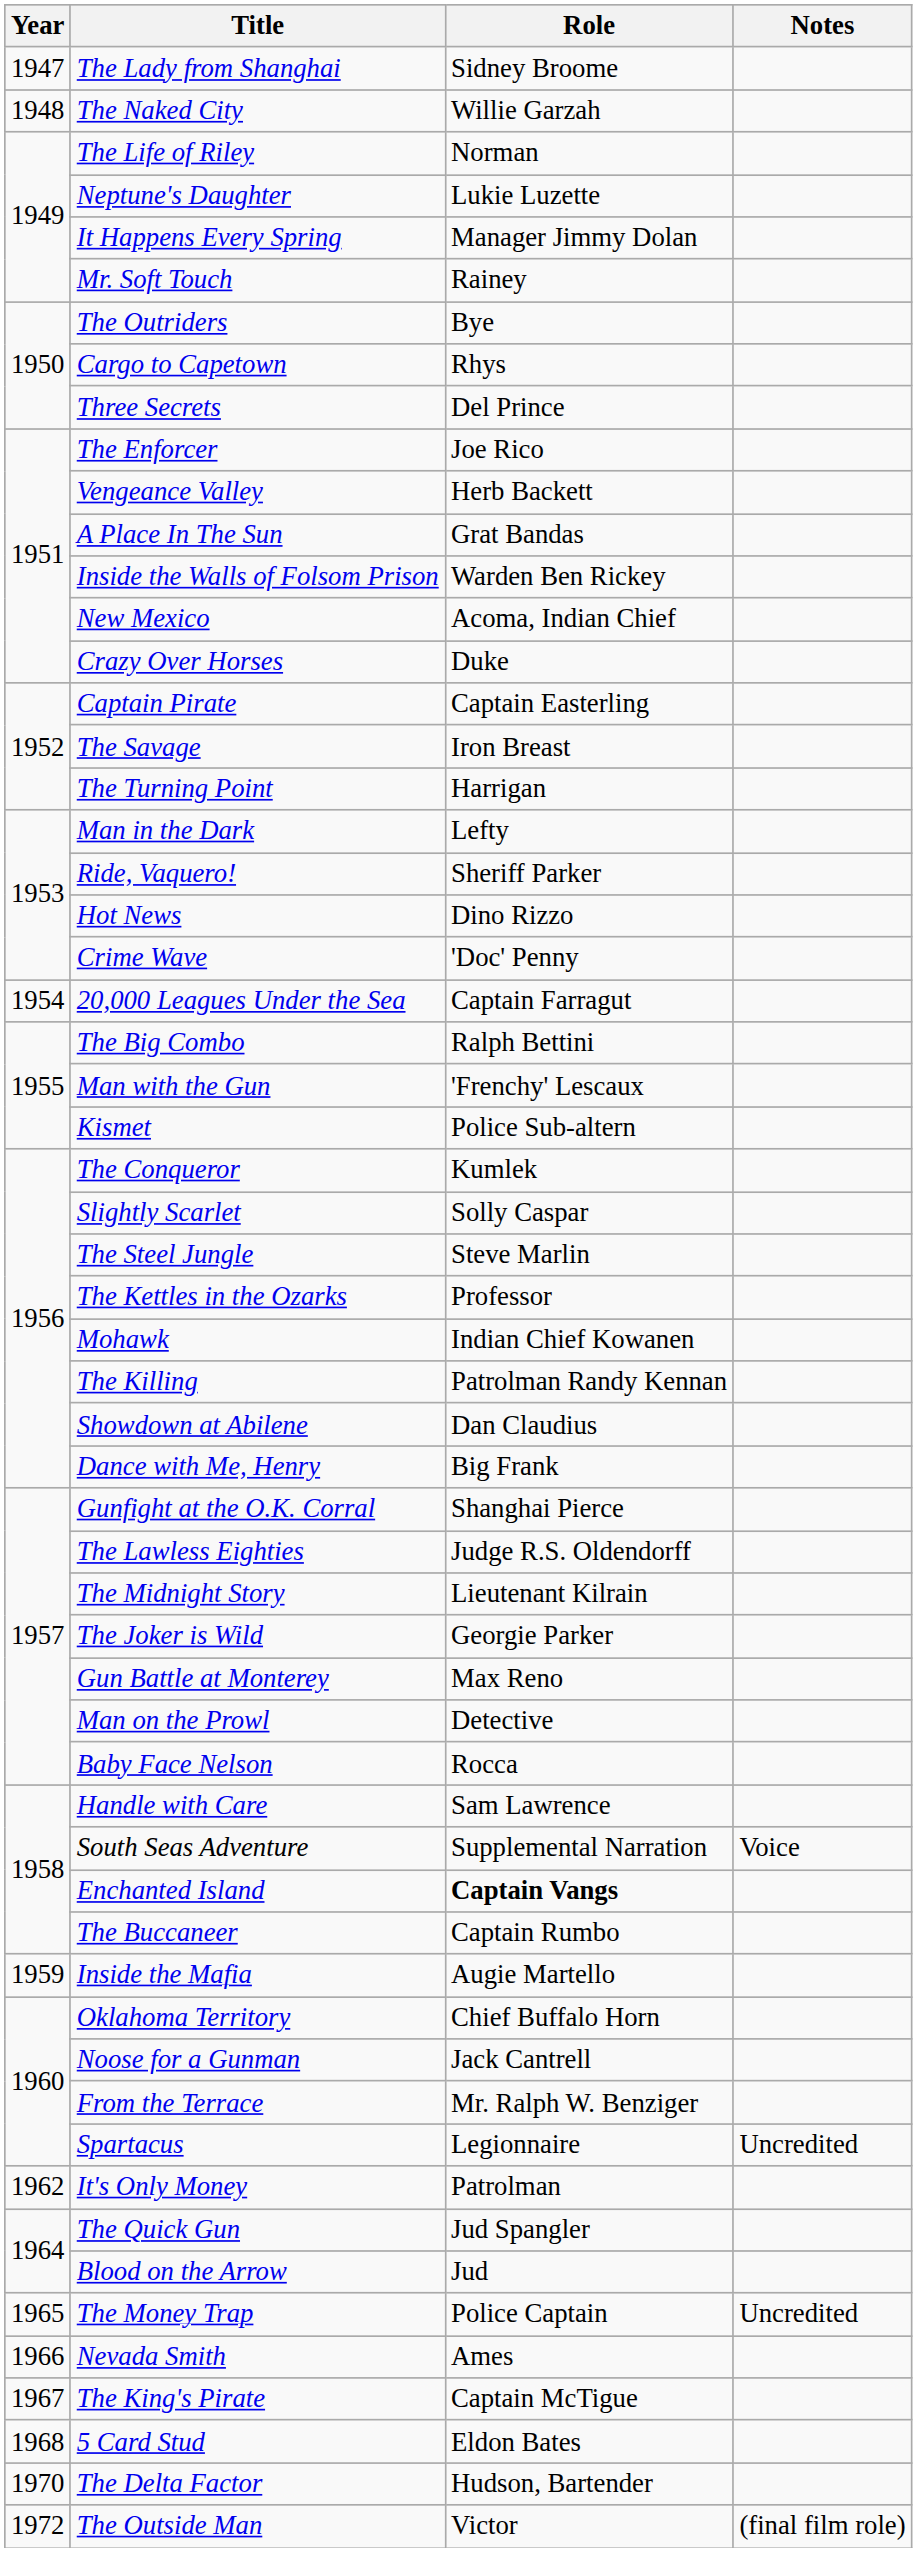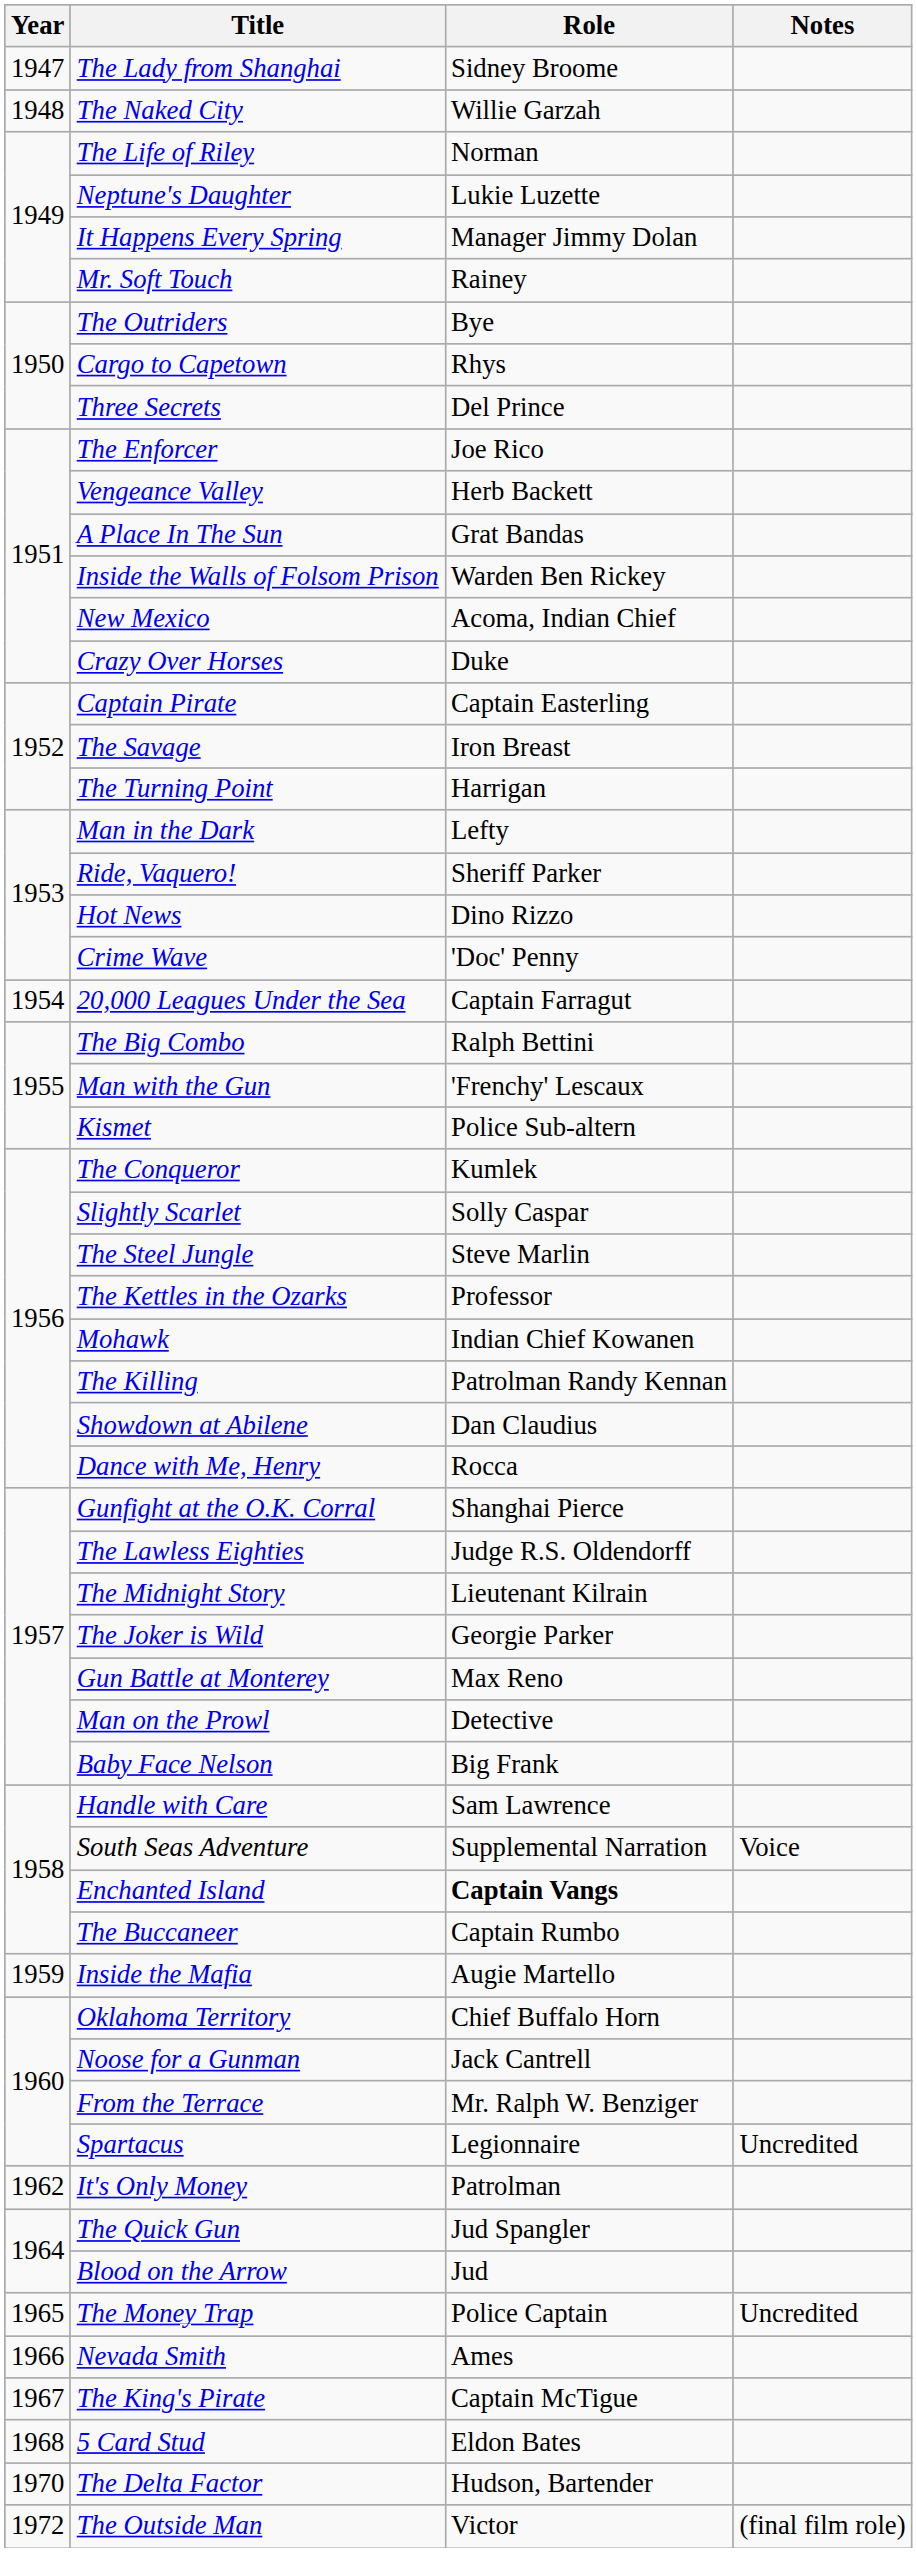(505, 1466) Big Frank -> (484, 1466) Rocca
(484, 1763) Rocca -> (505, 1763) Big Frank
